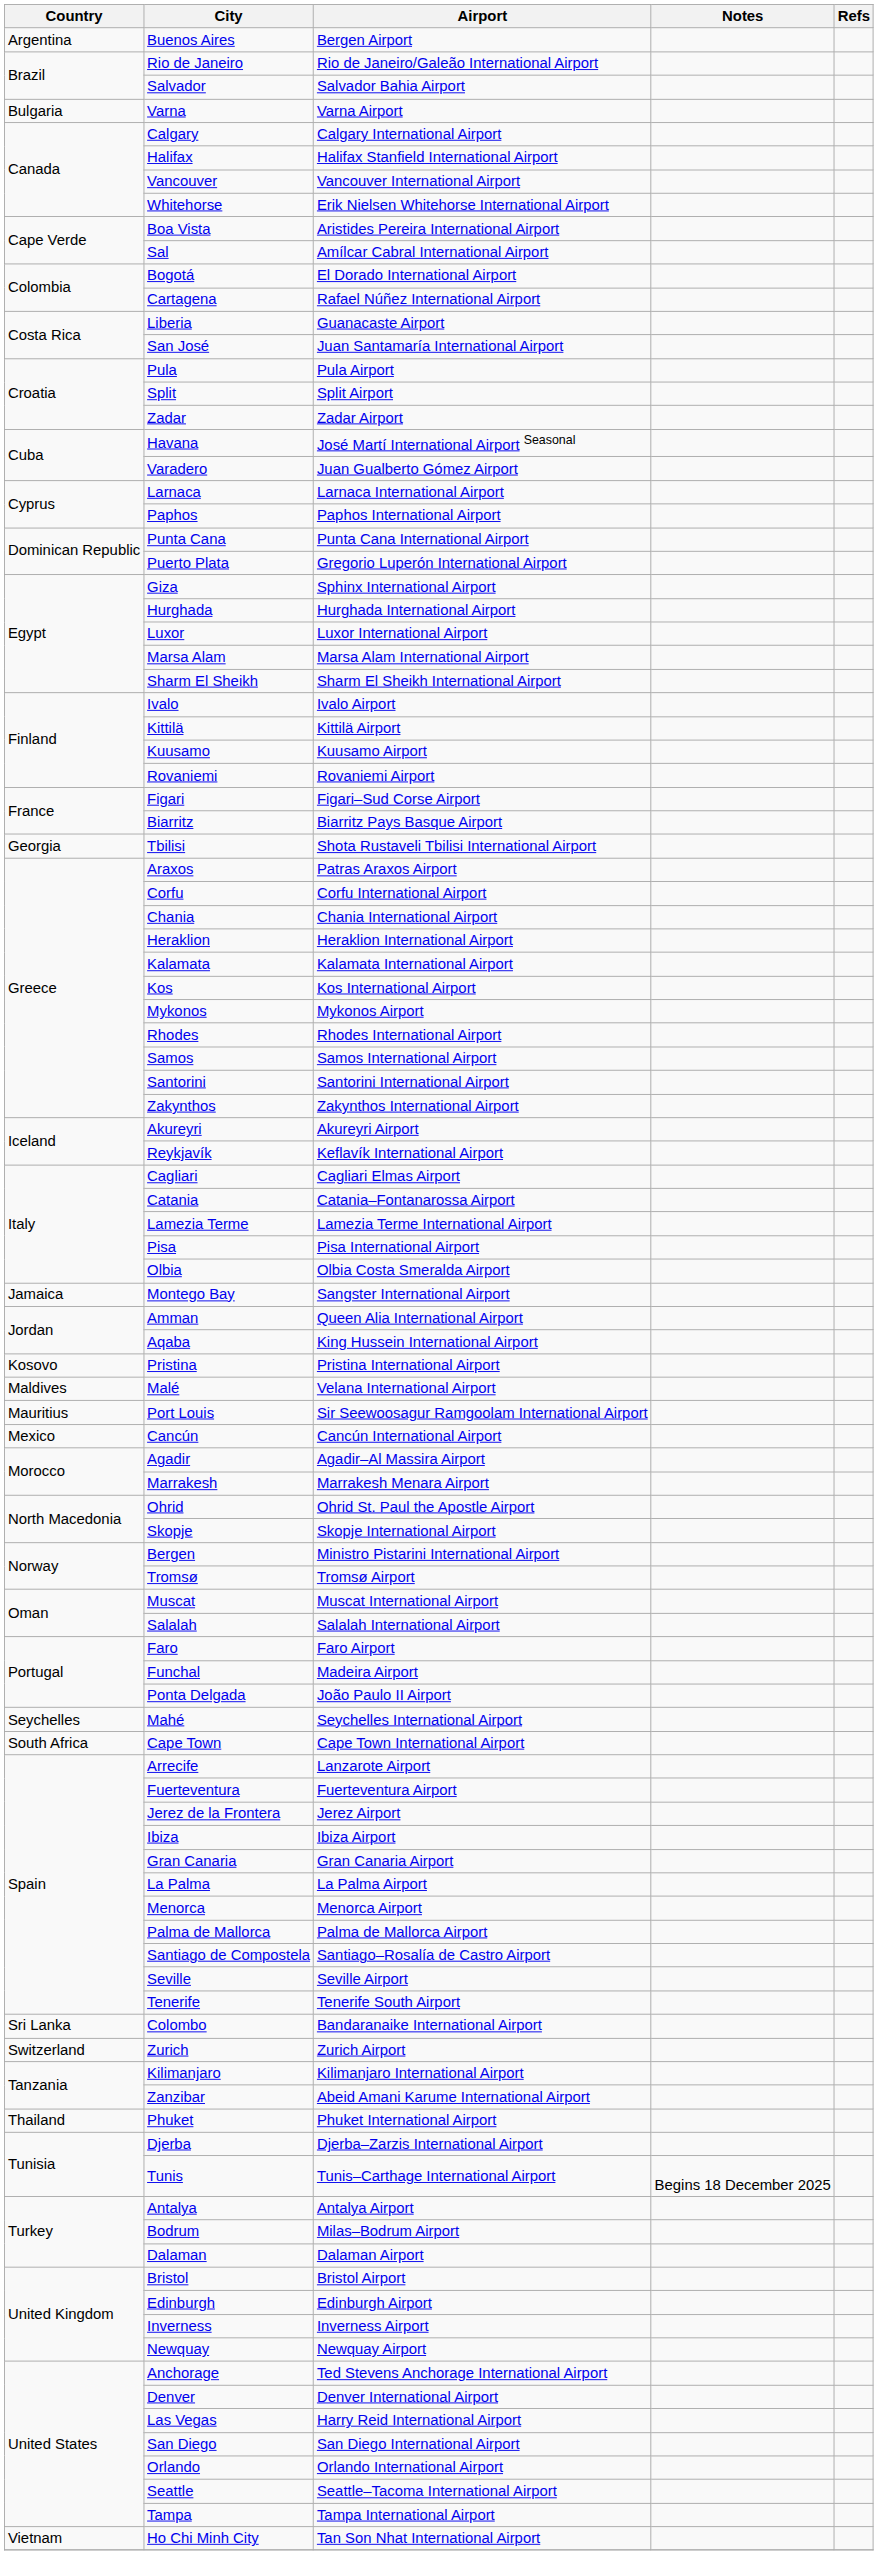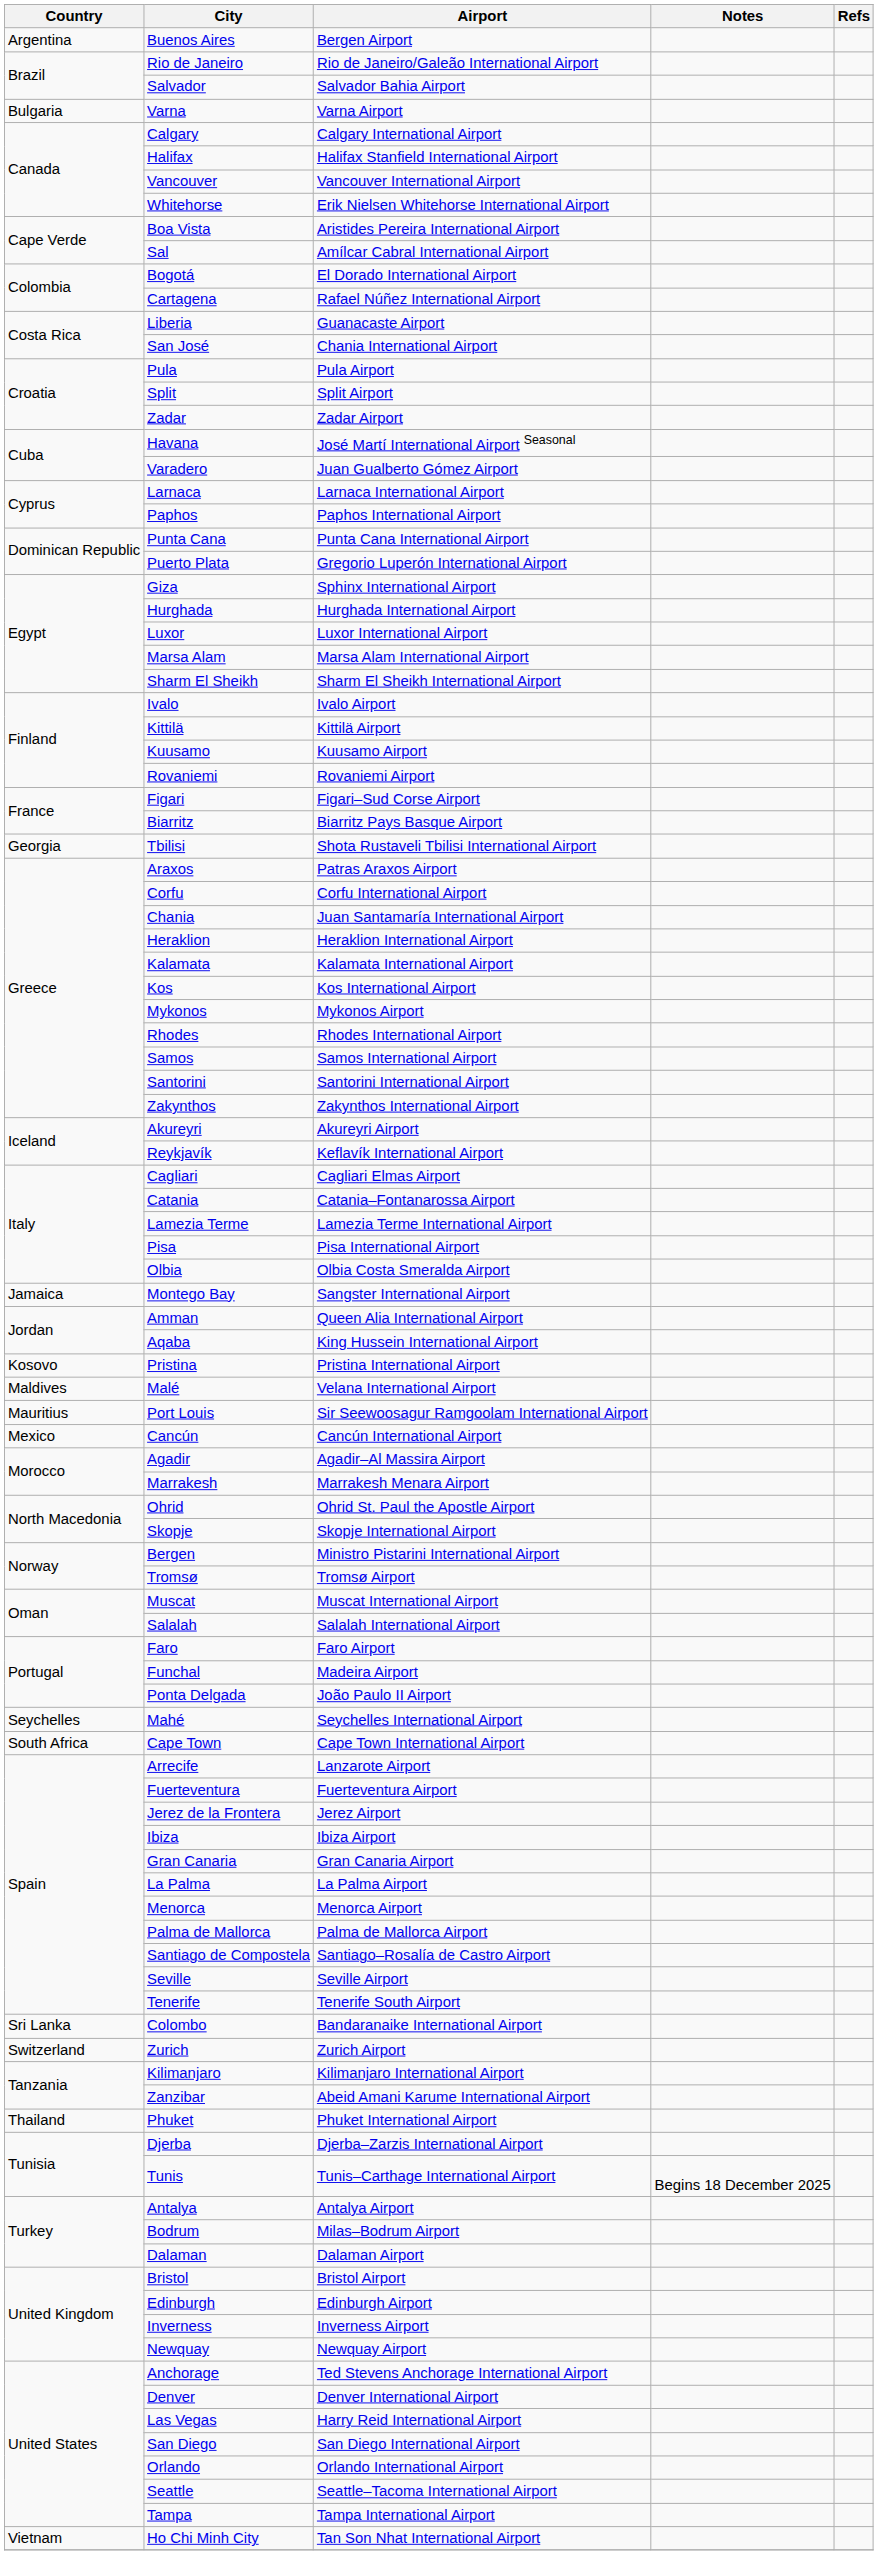(440, 346) Juan Santamaría International Airport -> (407, 346) Chania International Airport
(407, 917) Chania International Airport -> (440, 917) Juan Santamaría International Airport
